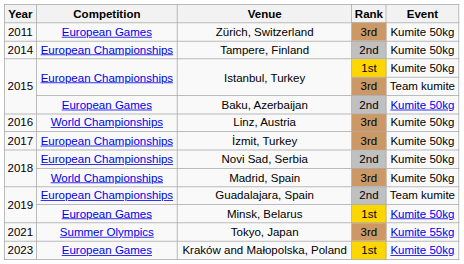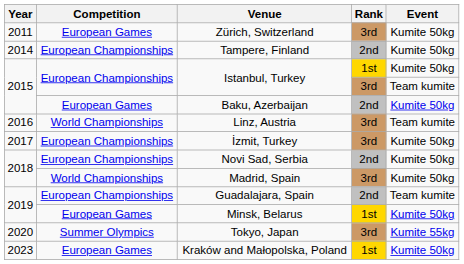(422, 123) Kumite 50kg -> (422, 123) Team kumite
(20, 232) 2021 -> (20, 232) 2020
